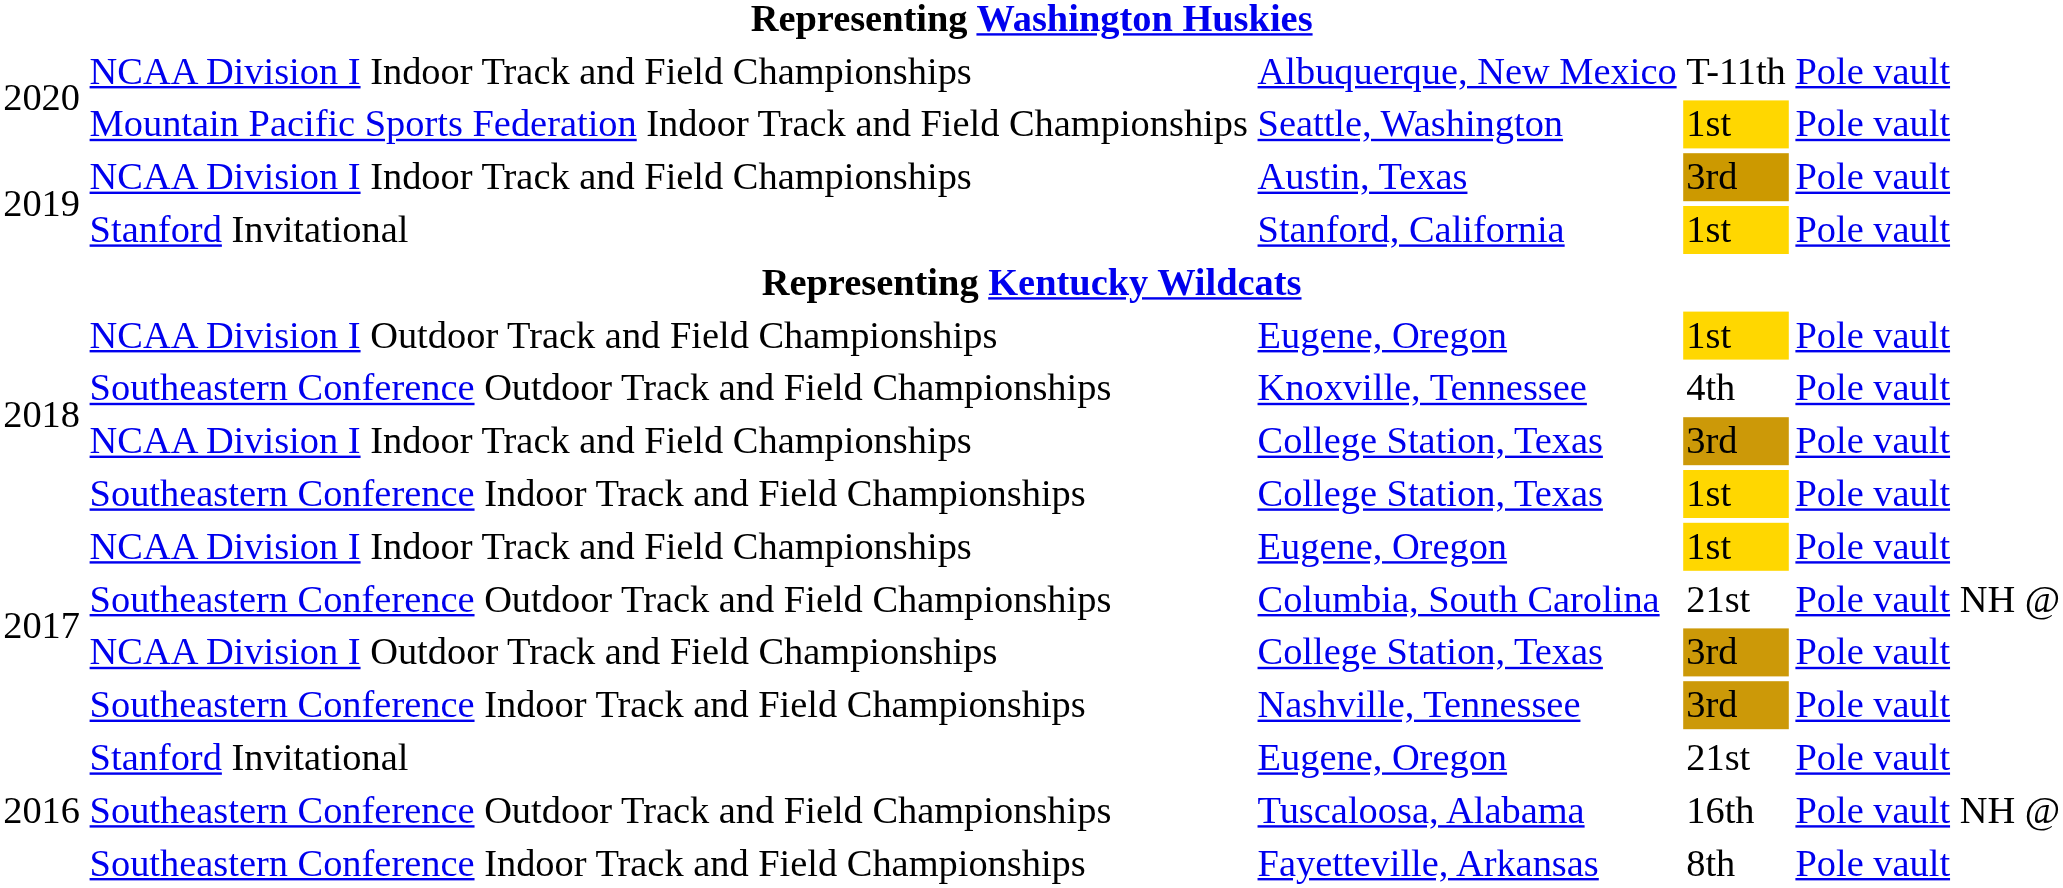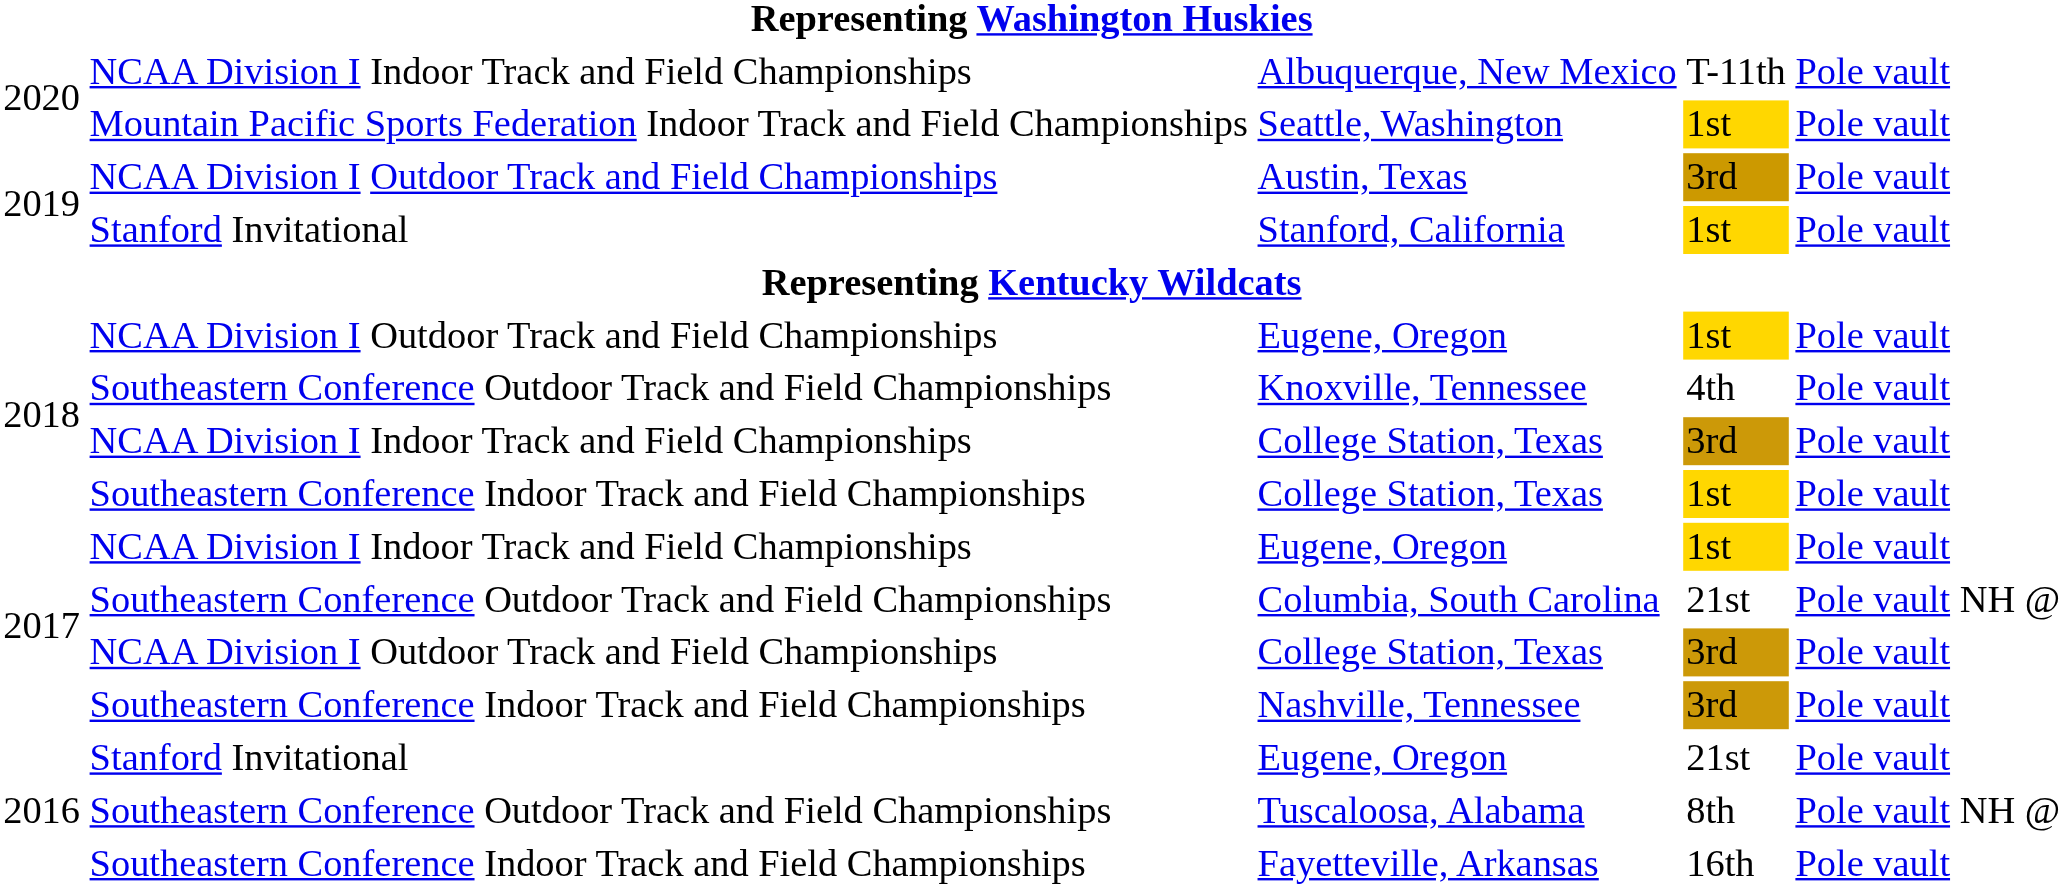(531, 176) NCAA Division I Indoor Track and Field Championships -> (544, 176) NCAA Division I Outdoor Track and Field Championships
(1720, 810) 16th -> (1711, 810) 8th
(1711, 862) 8th -> (1720, 862) 16th
